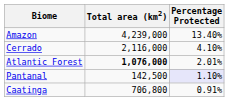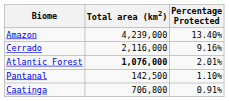(209, 49) 4.10% -> (209, 49) 9.16%
(209, 76) lavender background -> (209, 76) no background
